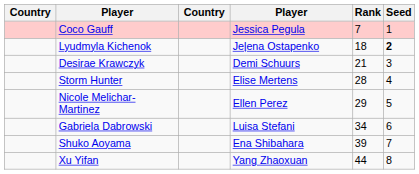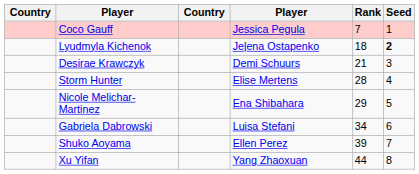(260, 104) Ellen Perez -> (268, 104) Ena Shibahara
(268, 144) Ena Shibahara -> (260, 144) Ellen Perez
